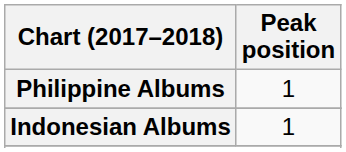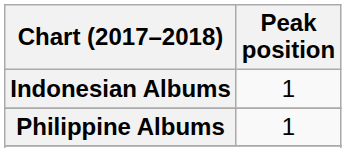rows swapped: (121, 126) <-> (121, 88)
